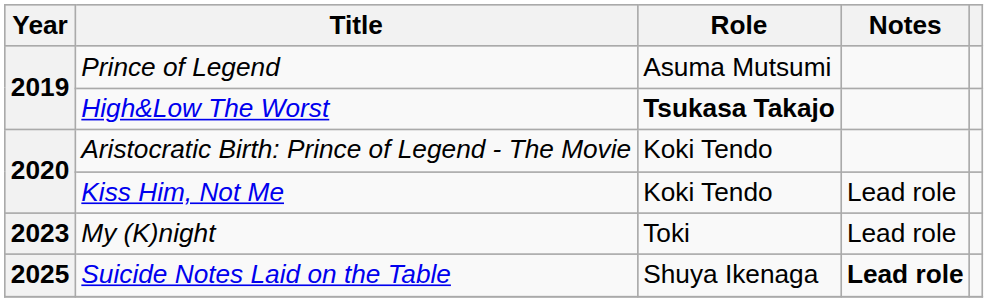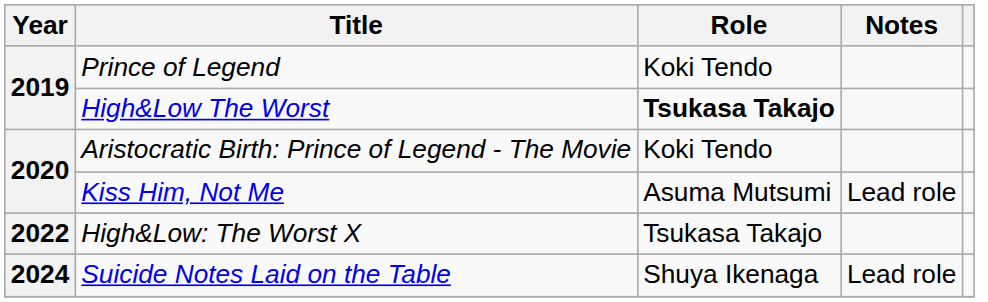(737, 66) Asuma Mutsumi -> (708, 66) Koki Tendo
(708, 191) Koki Tendo -> (737, 191) Asuma Mutsumi
+ row: (221, 233)
- row: (148, 233)
(40, 274) 2025 -> (40, 274) 2024
(905, 274) bold -> (902, 274) normal
